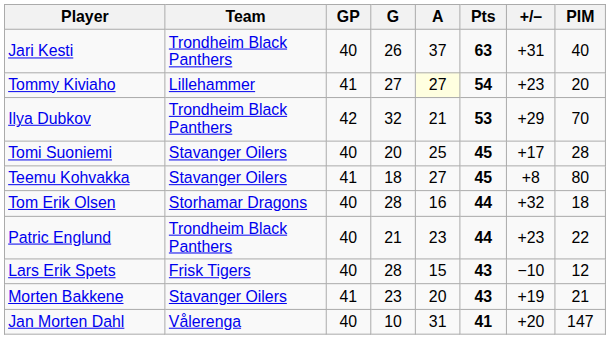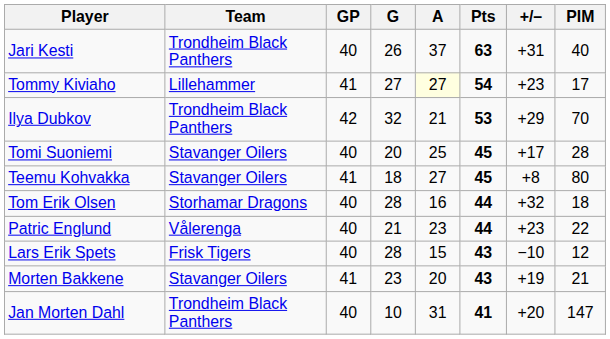(580, 85) 20 -> (580, 85) 17
(228, 237) Trondheim Black Panthers -> (205, 228) Vålerenga
(205, 321) Vålerenga -> (228, 312) Trondheim Black Panthers
